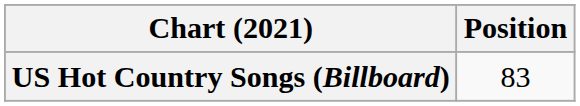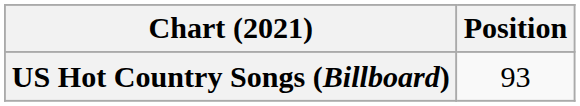(515, 76) 83 -> (515, 76) 93
